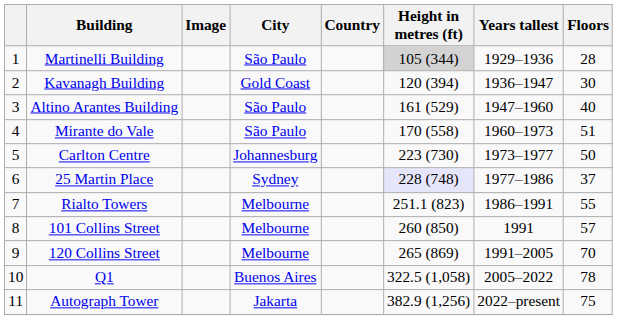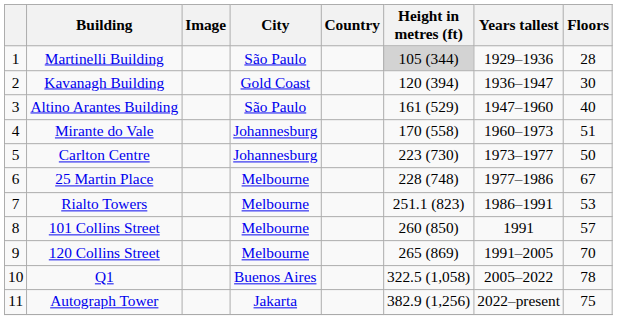(275, 131) São Paulo -> (275, 131) Johannesburg
(275, 180) Sydney -> (275, 180) Melbourne
(429, 180) lavender background -> (429, 180) no background
(588, 180) 37 -> (588, 180) 67
(588, 204) 55 -> (588, 204) 53
